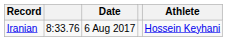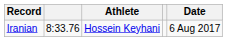columns swapped: (182, 12) <-> (110, 12)
